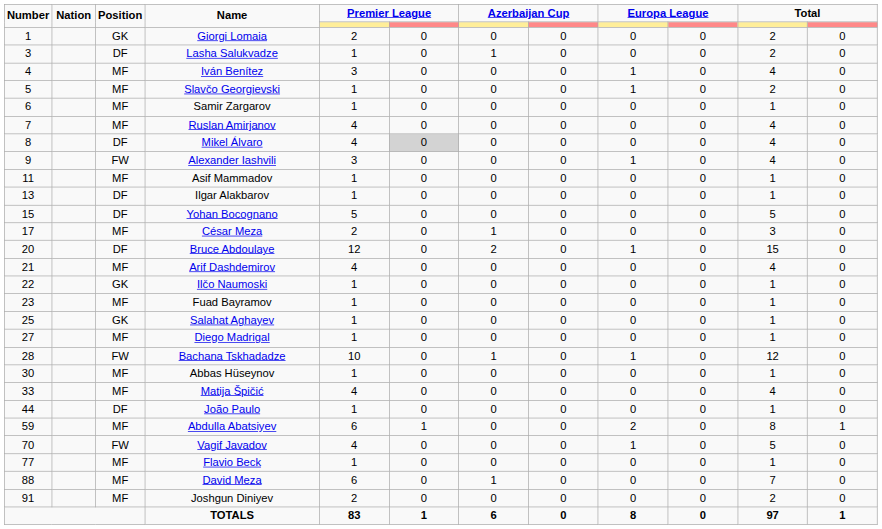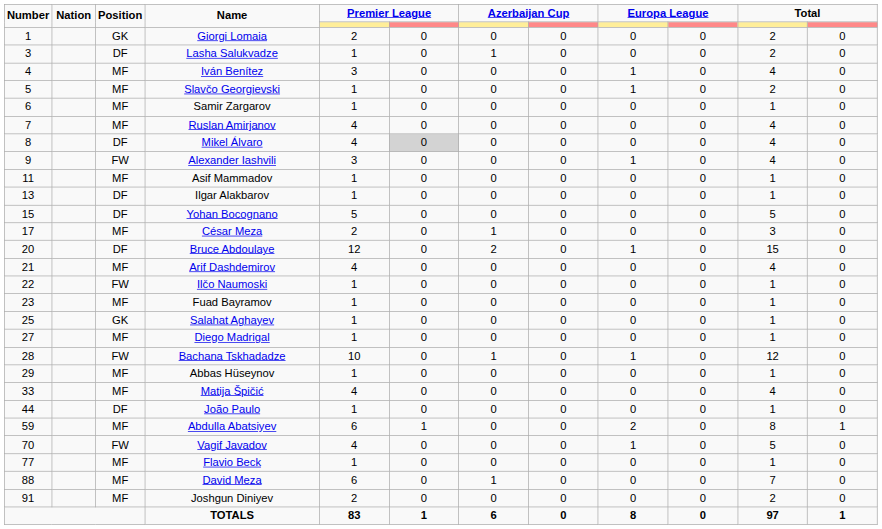(120, 284) GK -> (120, 284) FW
(28, 373) 30 -> (28, 373) 29
